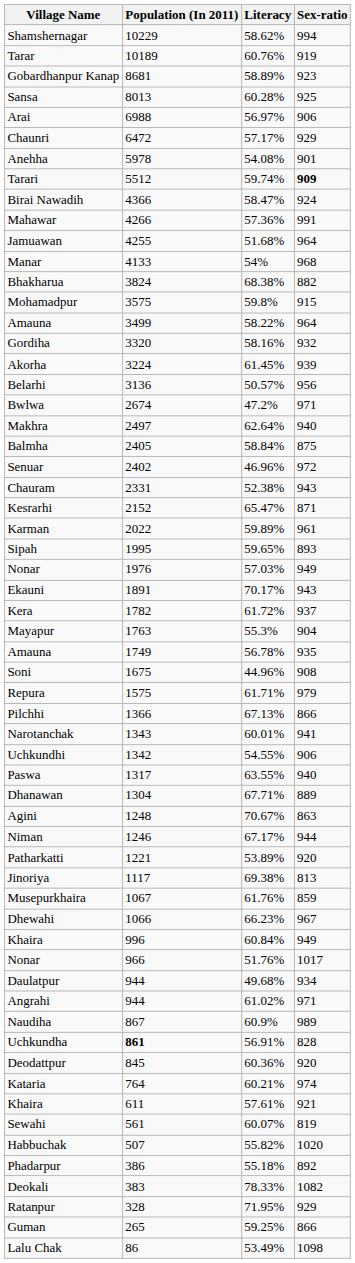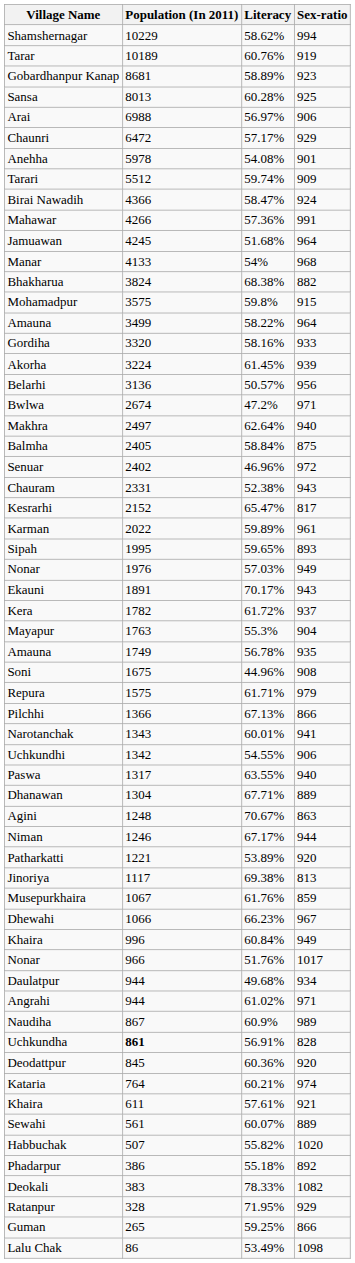(307, 179) bold -> (307, 179) normal
(138, 240) 4255 -> (138, 240) 4245
(307, 343) 932 -> (307, 343) 933
(307, 508) 871 -> (307, 508) 817
(307, 1124) 819 -> (307, 1124) 889
